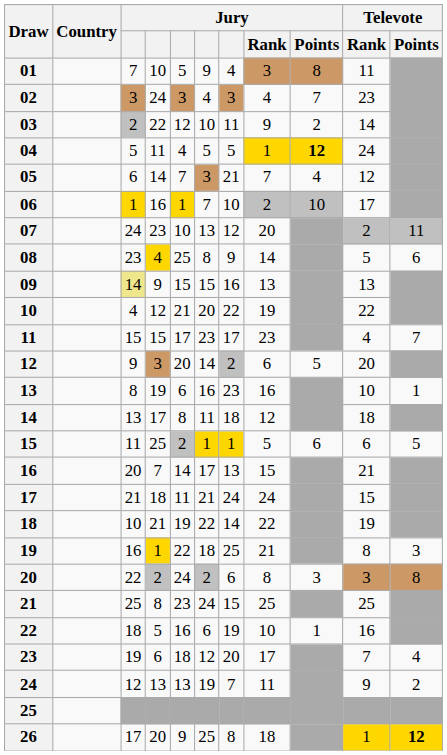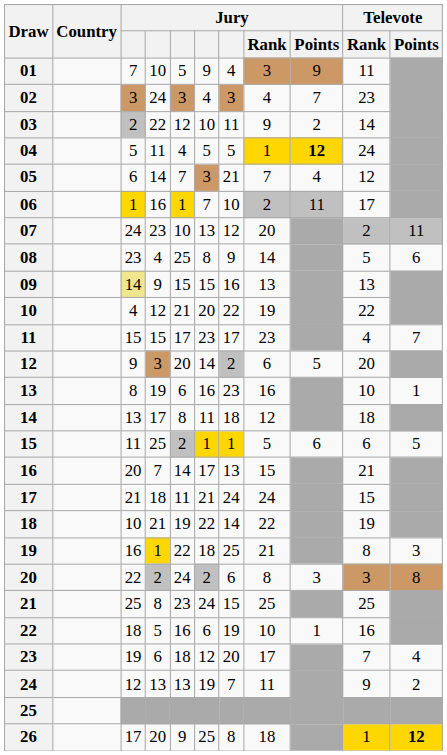(317, 71) 8 -> (317, 71) 9
(317, 204) 10 -> (317, 204) 11
(158, 257) gold background -> (158, 257) no background
